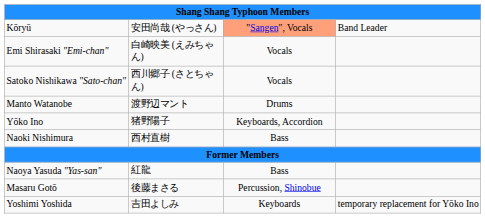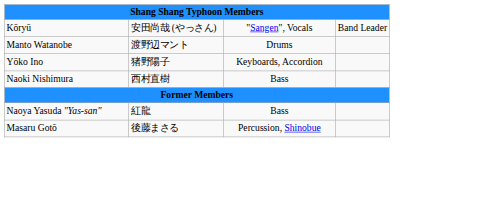(279, 28) lightsalmon background -> (279, 28) no background
- row: (57, 51)
- row: (66, 81)
- row: (39, 204)
